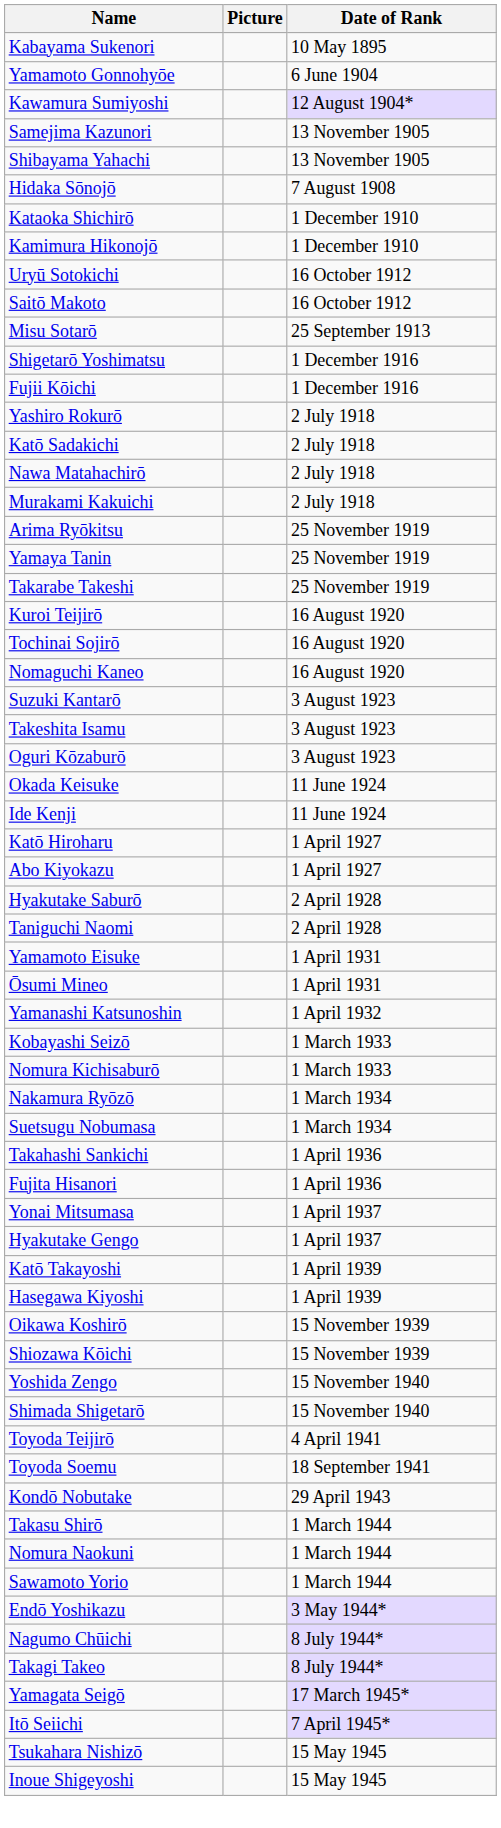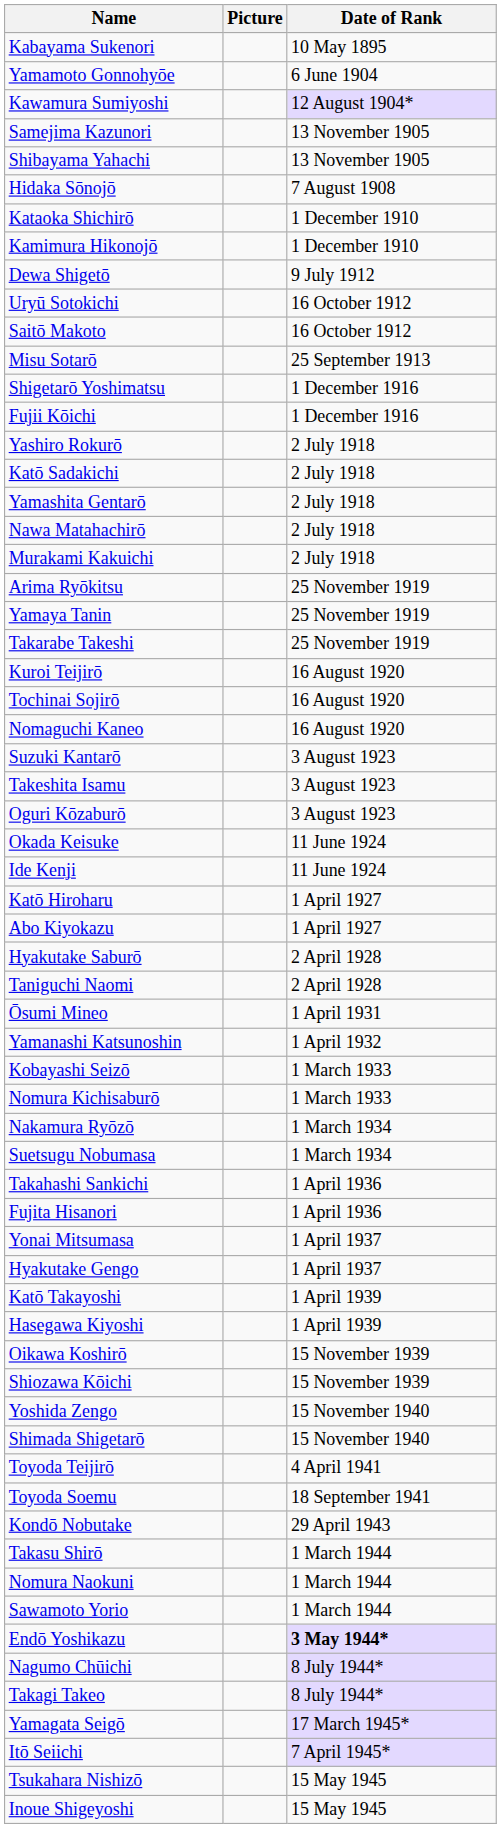+ row: (59, 274)
+ row: (77, 501)
- row: (74, 956)
(339, 1610) normal -> (340, 1638) bold
